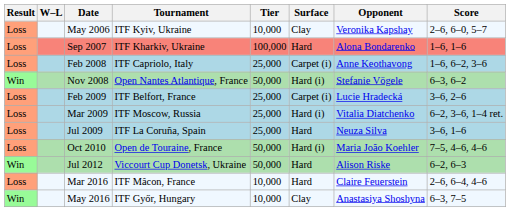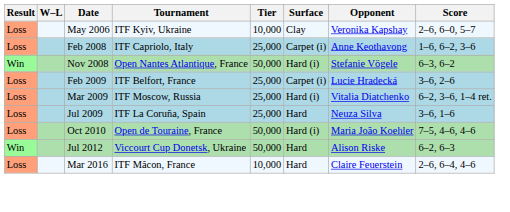- row: (87, 46)
- row: (88, 198)
